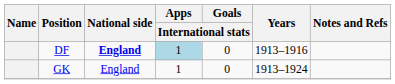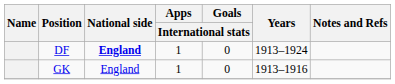(179, 50) lightblue background -> (179, 50) no background
(281, 50) 1913–1916 -> (281, 50) 1913–1924
(281, 69) 1913–1924 -> (281, 69) 1913–1916
